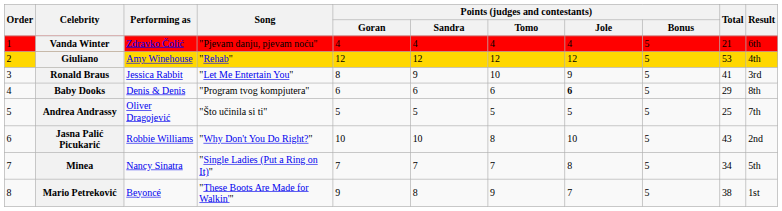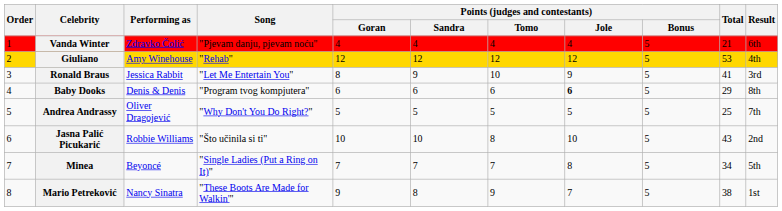(233, 112) "Što učinila si ti" -> (256, 112) "Why Don't You Do Right?"
(256, 139) "Why Don't You Do Right?" -> (233, 139) "Što učinila si ti"
(155, 166) Nancy Sinatra -> (144, 166) Beyoncé
(144, 193) Beyoncé -> (155, 193) Nancy Sinatra
